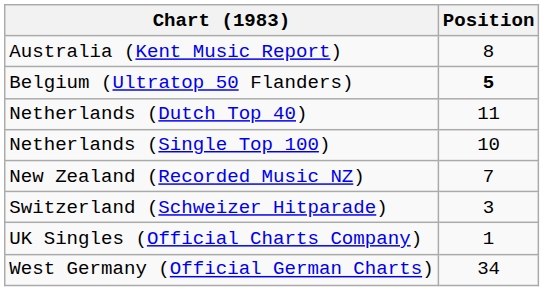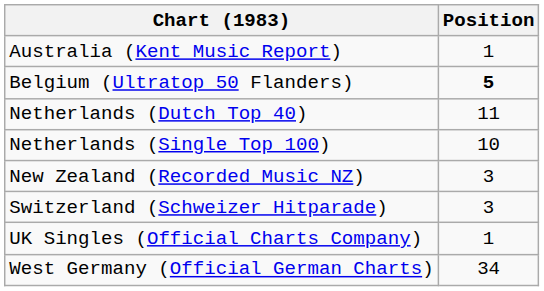(489, 51) 8 -> (489, 51) 1
(489, 176) 7 -> (489, 176) 3
